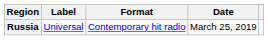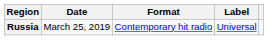columns swapped: (223, 12) <-> (63, 12)
